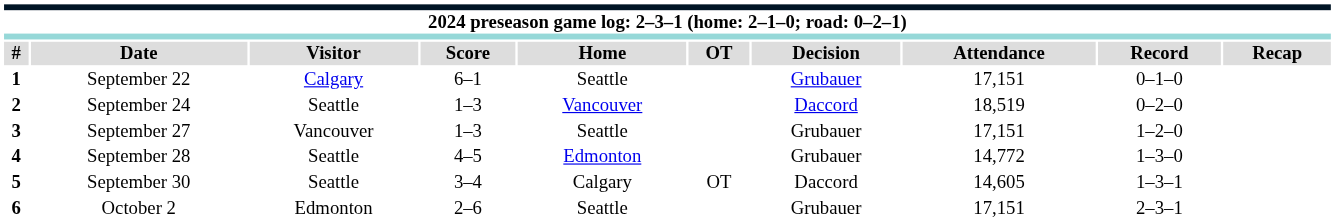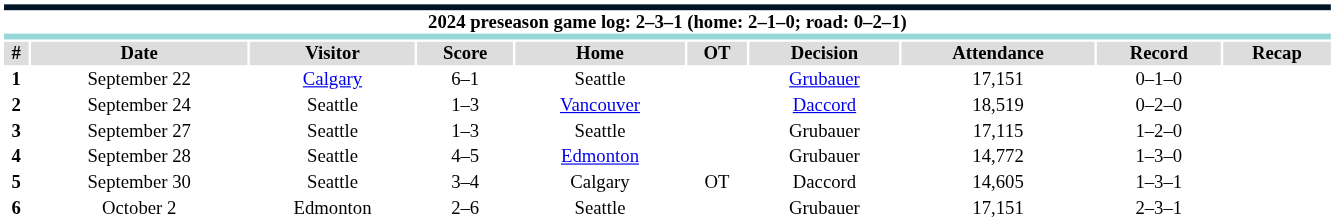(334, 130) Vancouver -> (333, 130) Seattle
(999, 130) 17,151 -> (998, 130) 17,115
